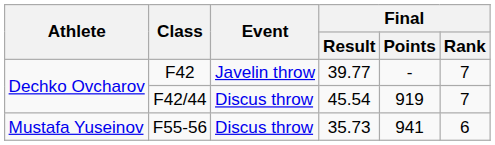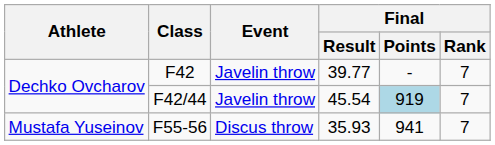(264, 100) Discus throw -> (265, 100) Javelin throw
(410, 100) no background -> (410, 100) lightblue background
(349, 127) 35.73 -> (349, 127) 35.93
(465, 127) 6 -> (465, 127) 7
